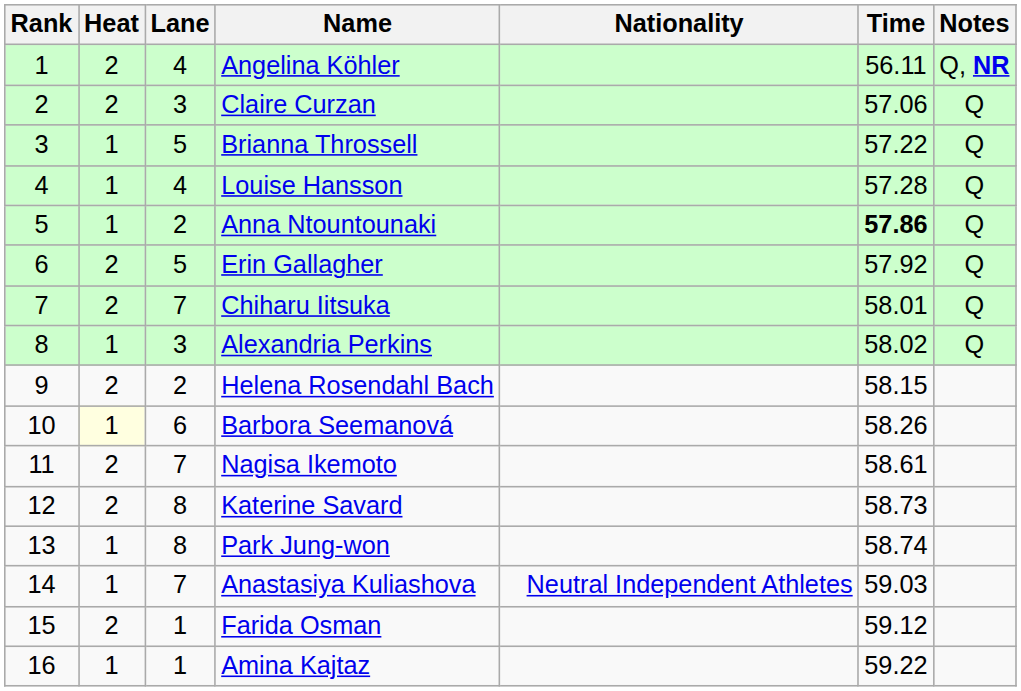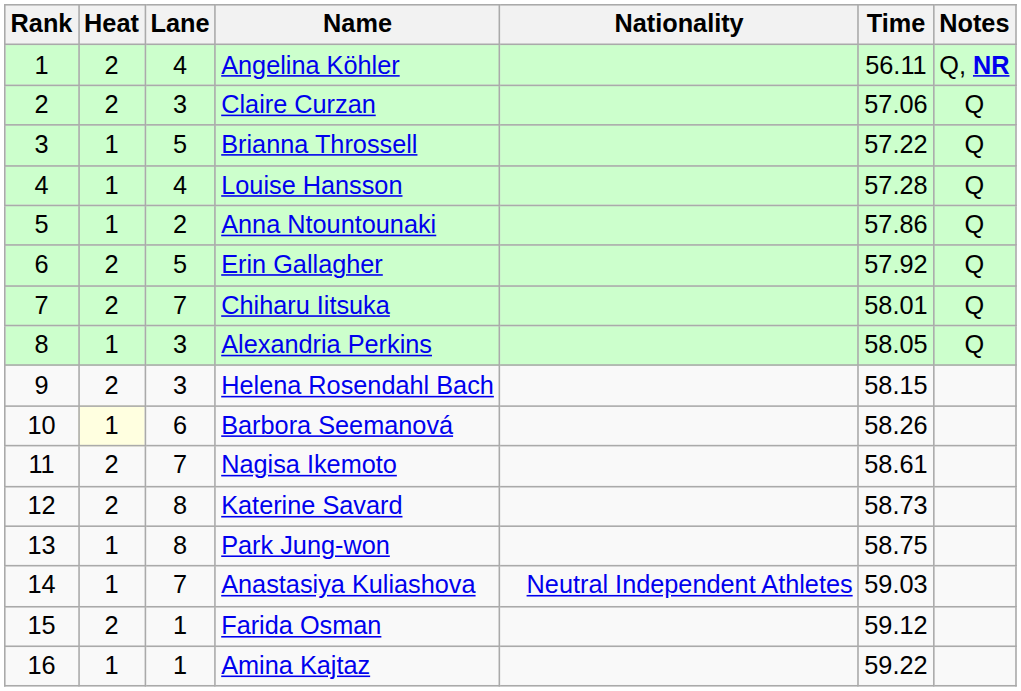(896, 225) bold -> (896, 225) normal
(896, 345) 58.02 -> (896, 345) 58.05
(180, 385) 2 -> (180, 385) 3
(896, 545) 58.74 -> (896, 545) 58.75
